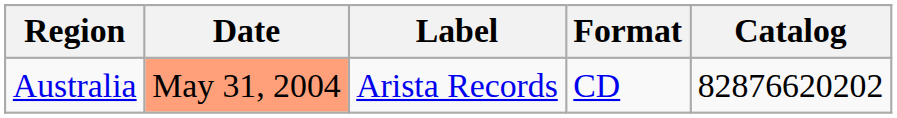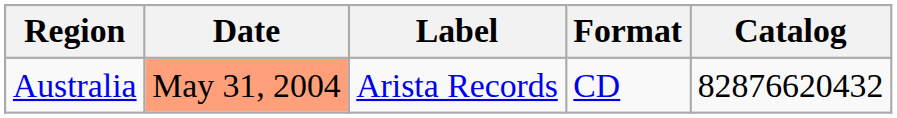(790, 84) 82876620202 -> (790, 84) 82876620432
